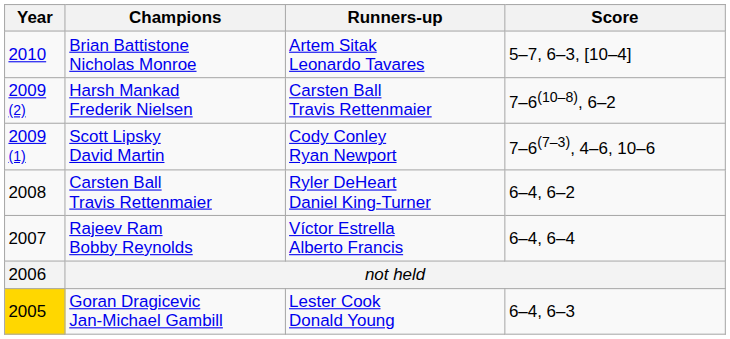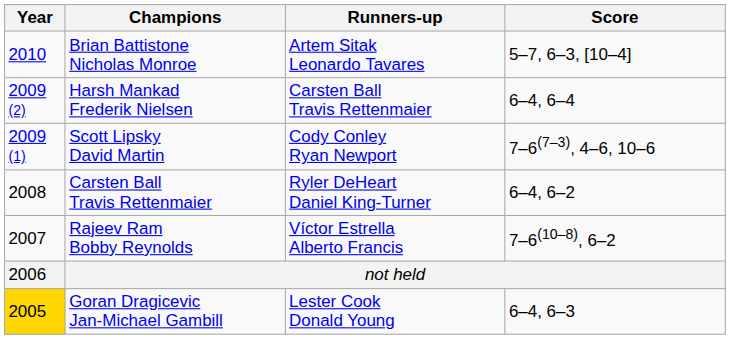(562, 100) 7–6(10–8), 6–2 -> (542, 100) 6–4, 6–4
(542, 238) 6–4, 6–4 -> (562, 238) 7–6(10–8), 6–2
